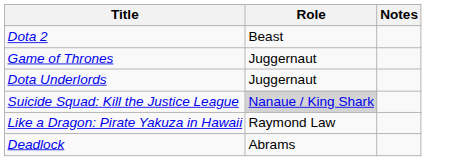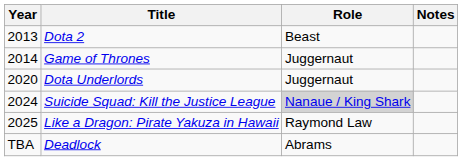+ column: (23, 15)
